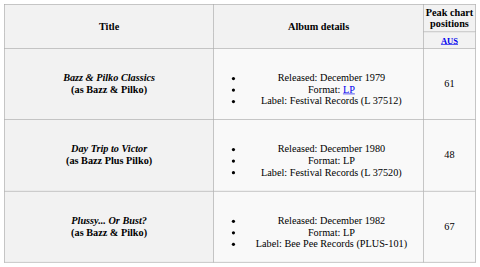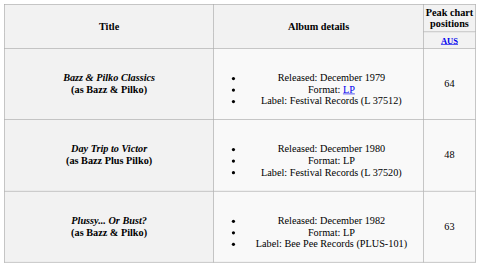(449, 84) 61 -> (449, 84) 64
(449, 226) 67 -> (449, 226) 63
